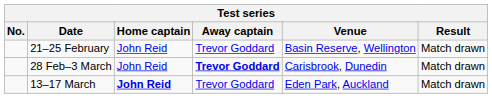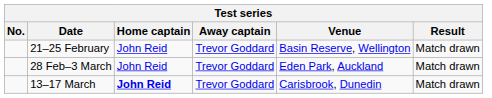(237, 66) bold -> (235, 66) normal
(336, 66) Carisbrook, Dunedin -> (331, 66) Eden Park, Auckland
(337, 84) Eden Park, Auckland -> (330, 84) Carisbrook, Dunedin
